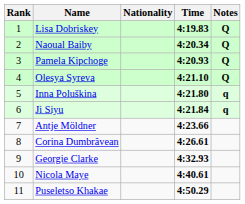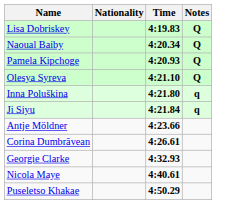- column: (19, 12)
